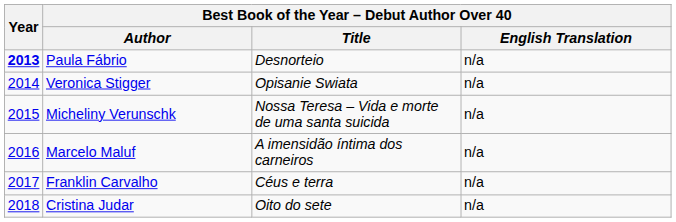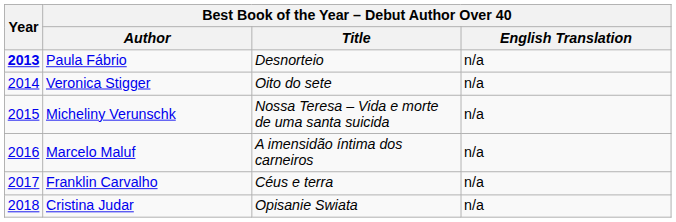(306, 83) Opisanie Swiata -> (293, 83) Oito do sete
(293, 205) Oito do sete -> (306, 205) Opisanie Swiata
